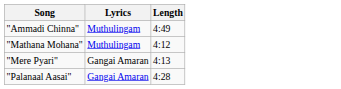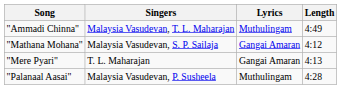+ column: (161, 12)
(114, 44) Muthulingam -> (270, 44) Gangai Amaran
(118, 76) Gangai Amaran -> (265, 76) Muthulingam
